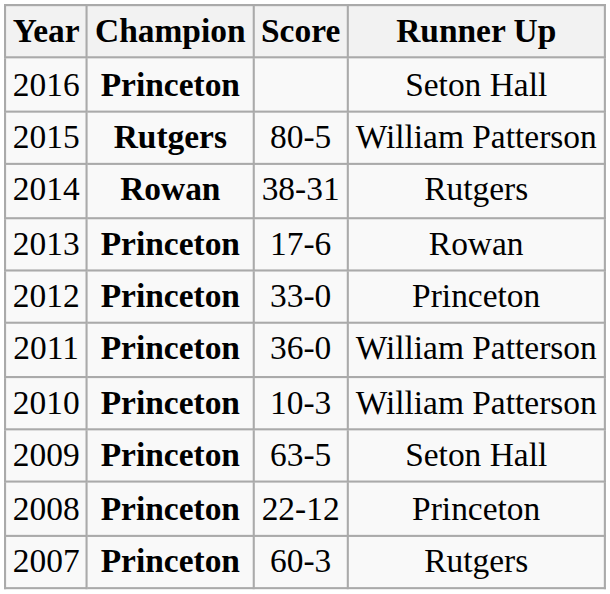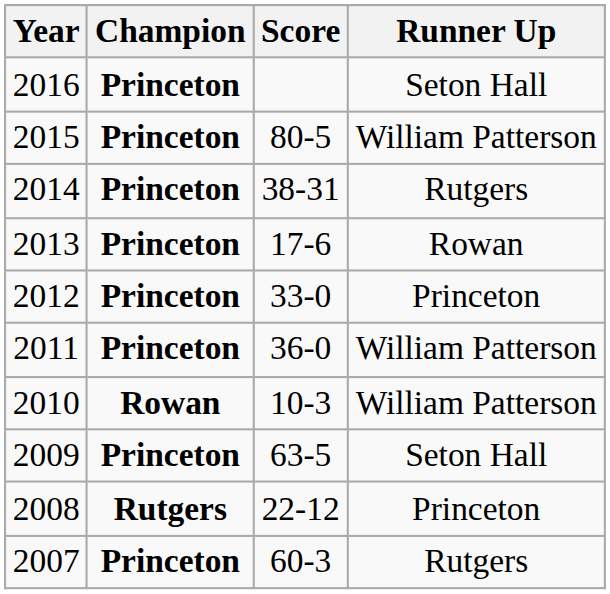(170, 137) Rutgers -> (170, 137) Princeton
(170, 190) Rowan -> (170, 190) Princeton
(170, 402) Princeton -> (170, 402) Rowan
(170, 508) Princeton -> (170, 508) Rutgers
